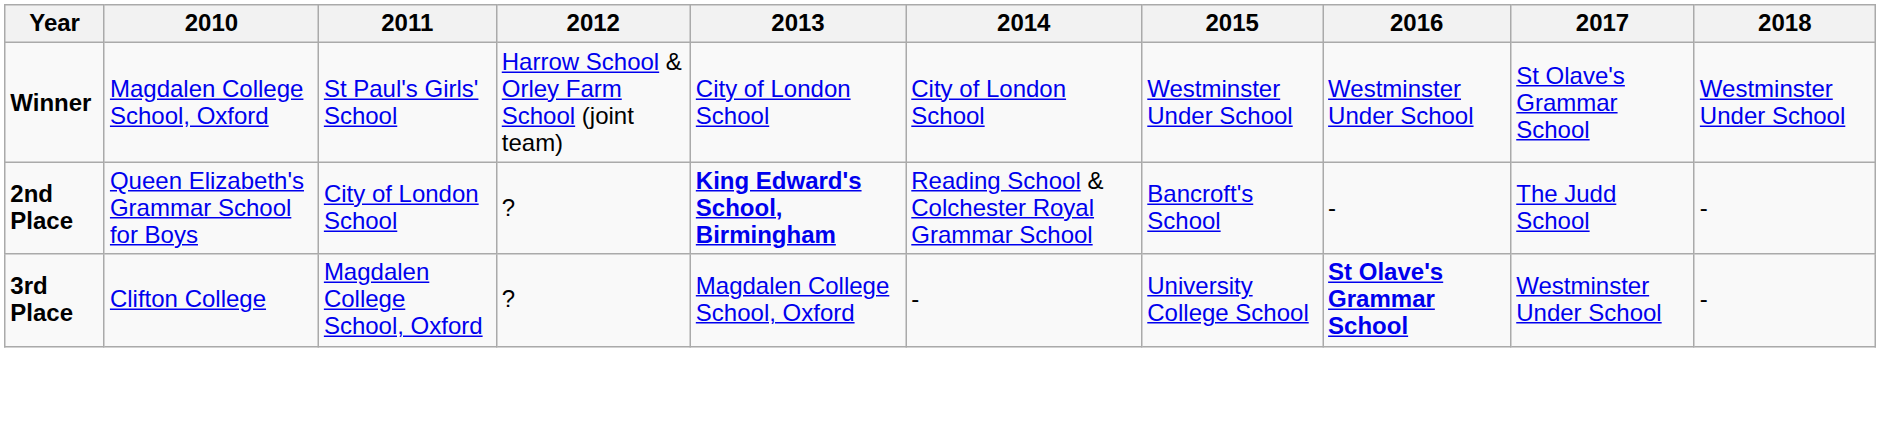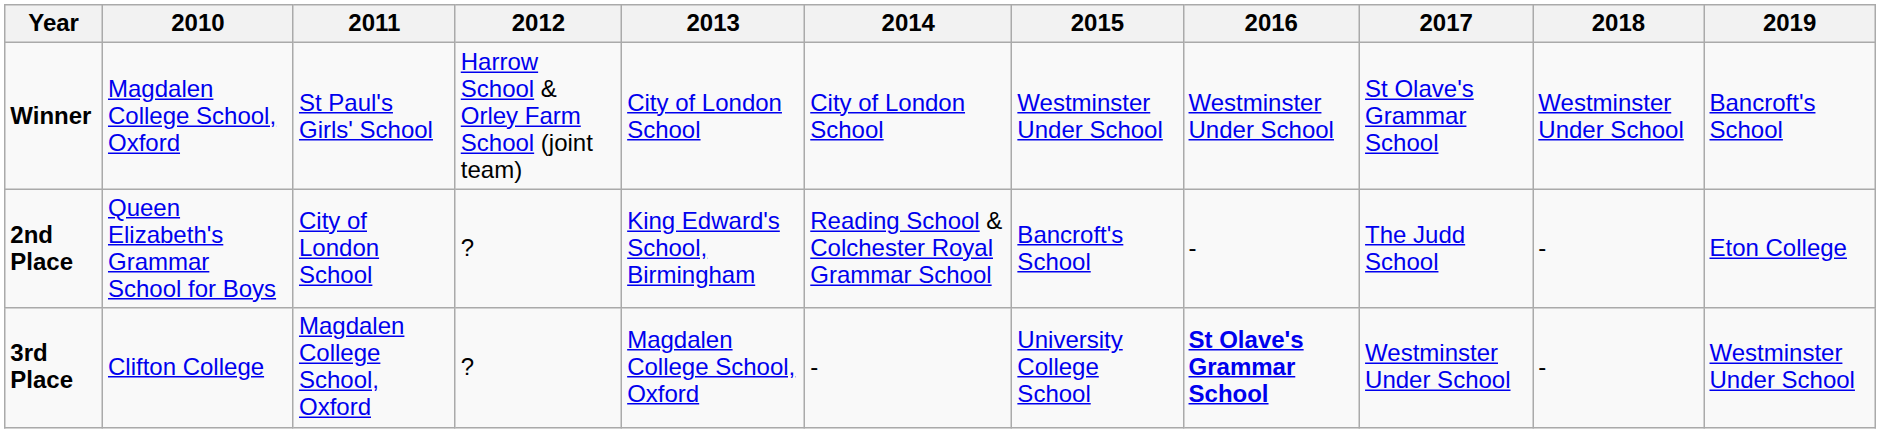+ column: (1790, 23)
(779, 207) bold -> (703, 248) normal
